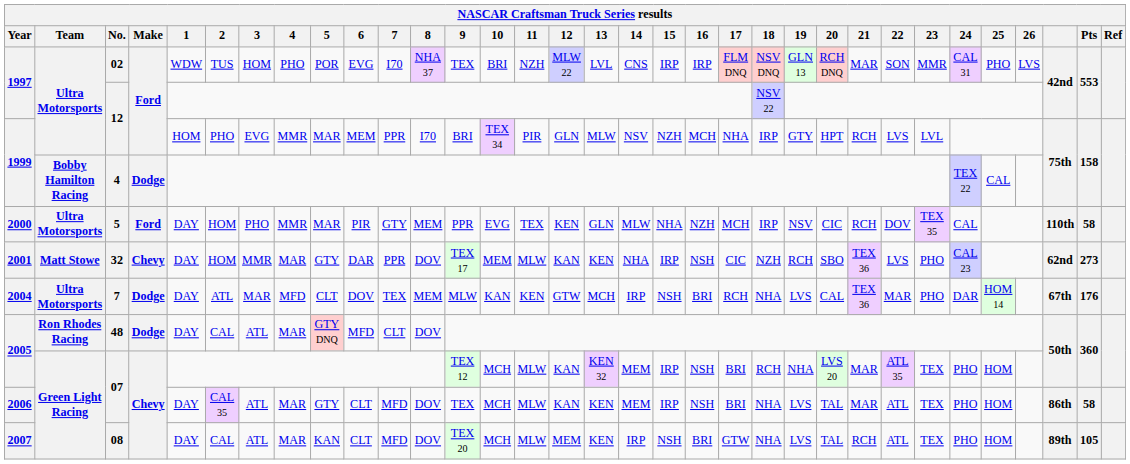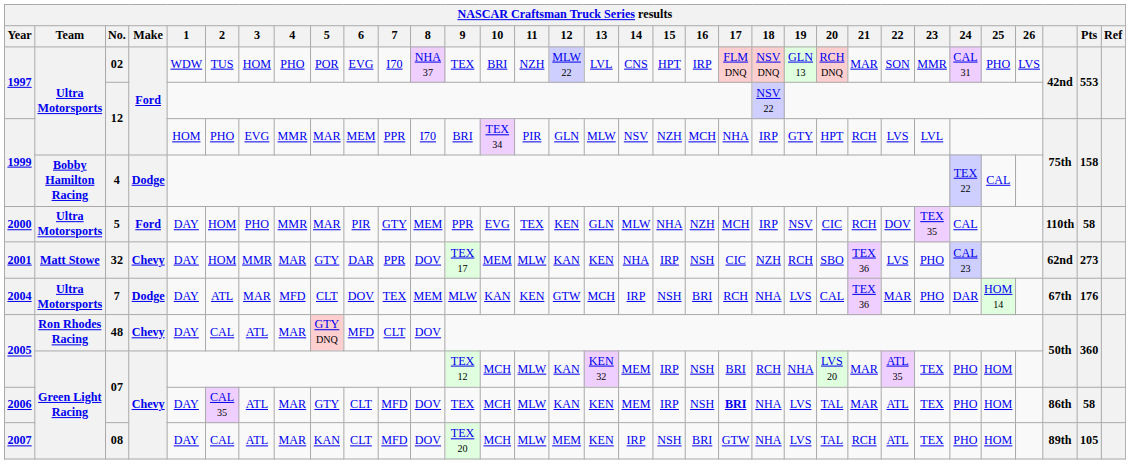(669, 64) IRP -> (669, 64) HPT
(148, 332) Dodge -> (148, 332) Chevy
(736, 404) normal -> (736, 404) bold
